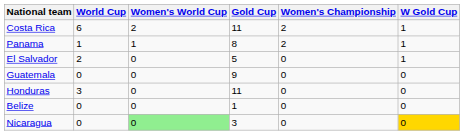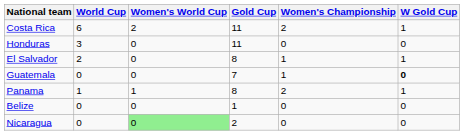rows swapped: (28, 91) <-> (25, 43)
(234, 59) 5 -> (234, 59) 8
(284, 59) 0 -> (284, 59) 1
(234, 75) 9 -> (234, 75) 7
(284, 75) 0 -> (284, 75) 1
(403, 75) normal -> (403, 75) bold
(234, 122) 3 -> (234, 122) 2
(403, 122) gold background -> (403, 122) no background
